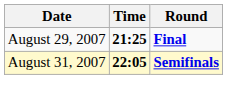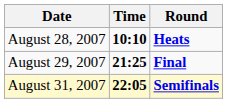+ row: (57, 39)
